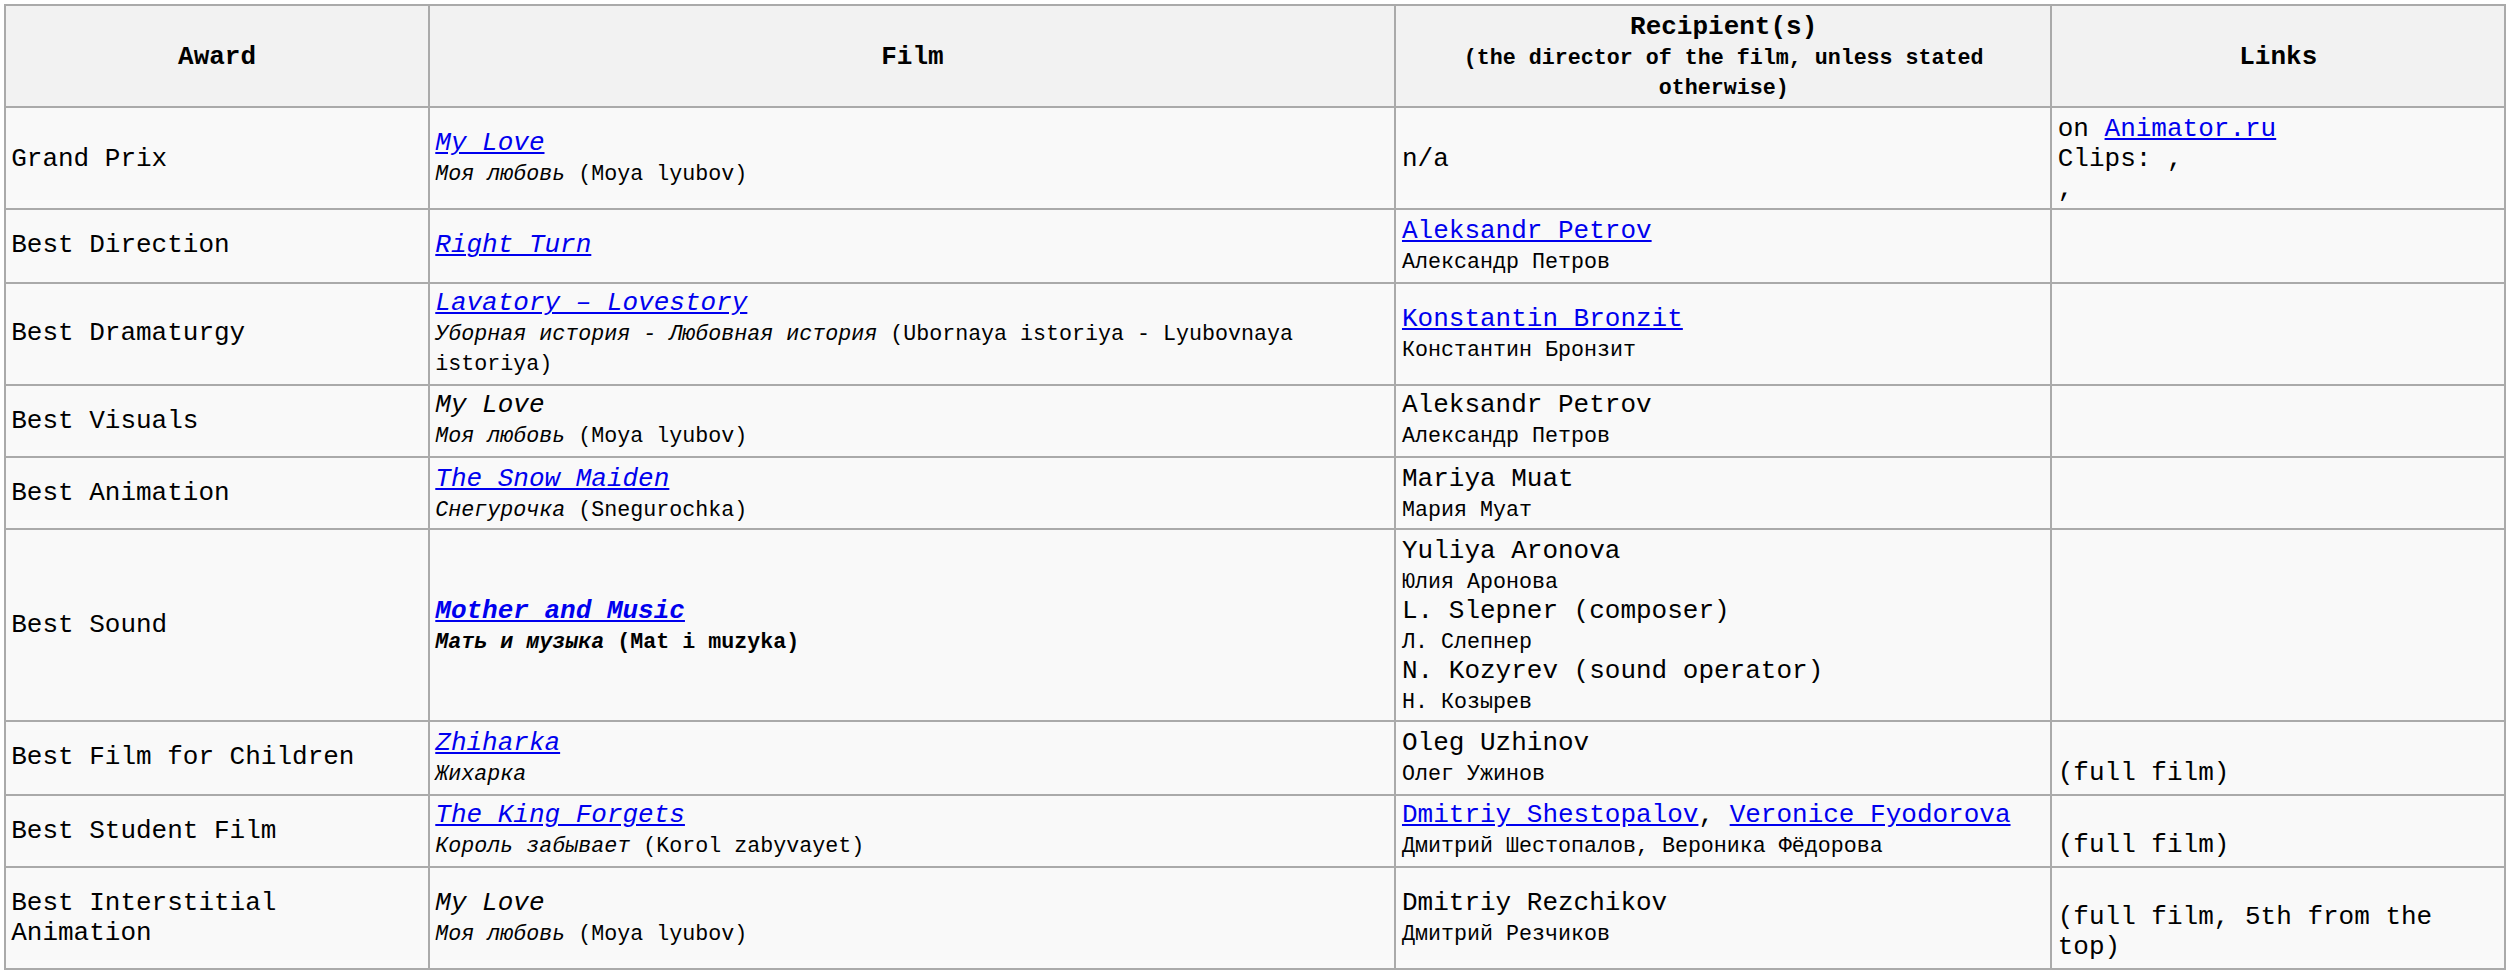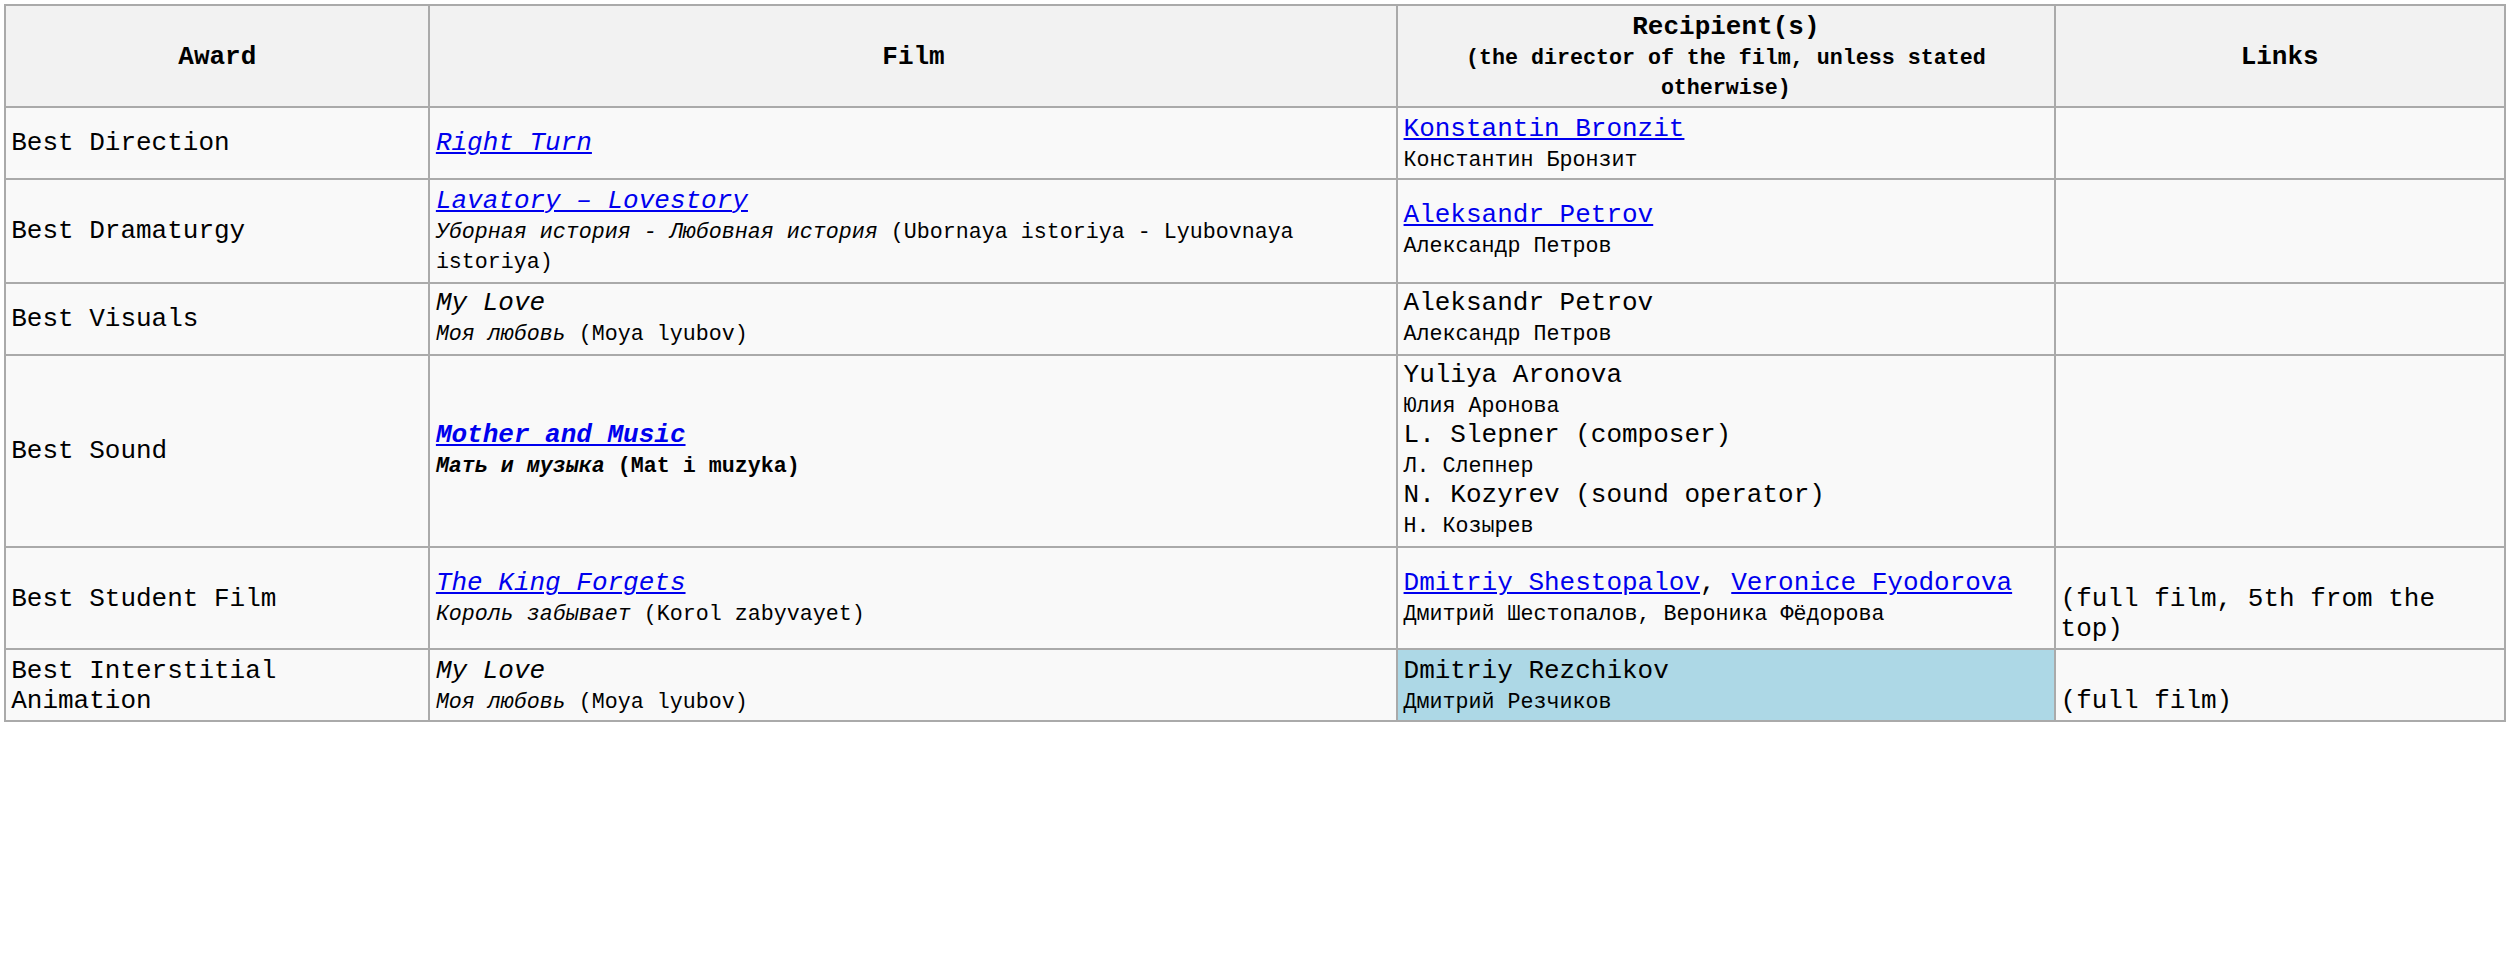- row: (89, 159)
(1527, 245) Aleksandr Petrov Александр Петров -> (1544, 143) Konstantin Bronzit Константин Бронзит
(1542, 332) Konstantin Bronzit Константин Бронзит -> (1528, 230) Aleksandr Petrov Александр Петров
- row: (120, 493)
- row: (183, 758)
(2144, 845) (full film) -> (2248, 613) (full film, 5th from the top)
(1535, 917) no background -> (1536, 684) lightblue background
(2245, 933) (full film, 5th from the top) -> (2146, 700) (full film)
